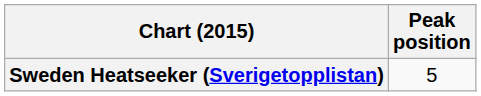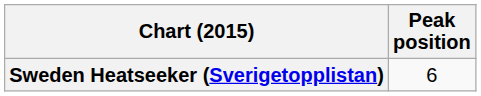(432, 74) 5 -> (432, 74) 6
